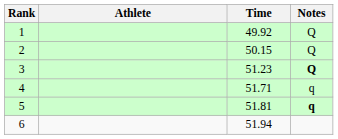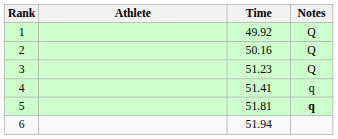(259, 50) 50.15 -> (259, 50) 50.16
(312, 69) bold -> (312, 69) normal
(259, 87) 51.71 -> (259, 87) 51.41
